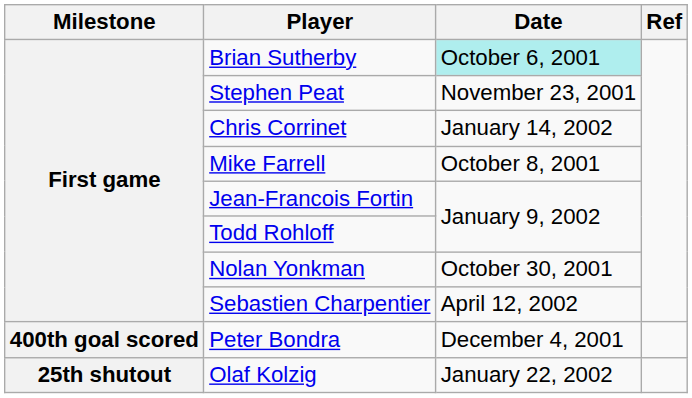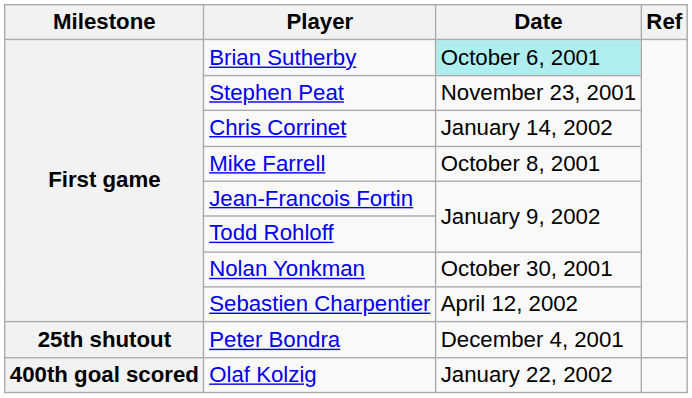(104, 339) 400th goal scored -> (104, 339) 25th shutout
(104, 374) 25th shutout -> (104, 374) 400th goal scored
